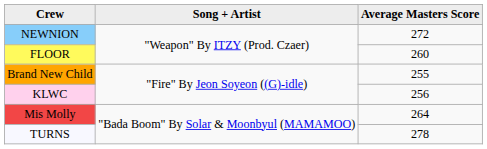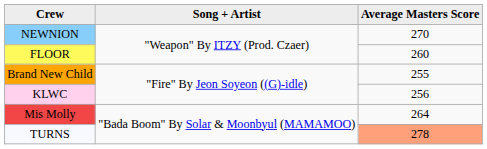(420, 34) 272 -> (420, 34) 270
(420, 134) no background -> (420, 134) lightsalmon background
